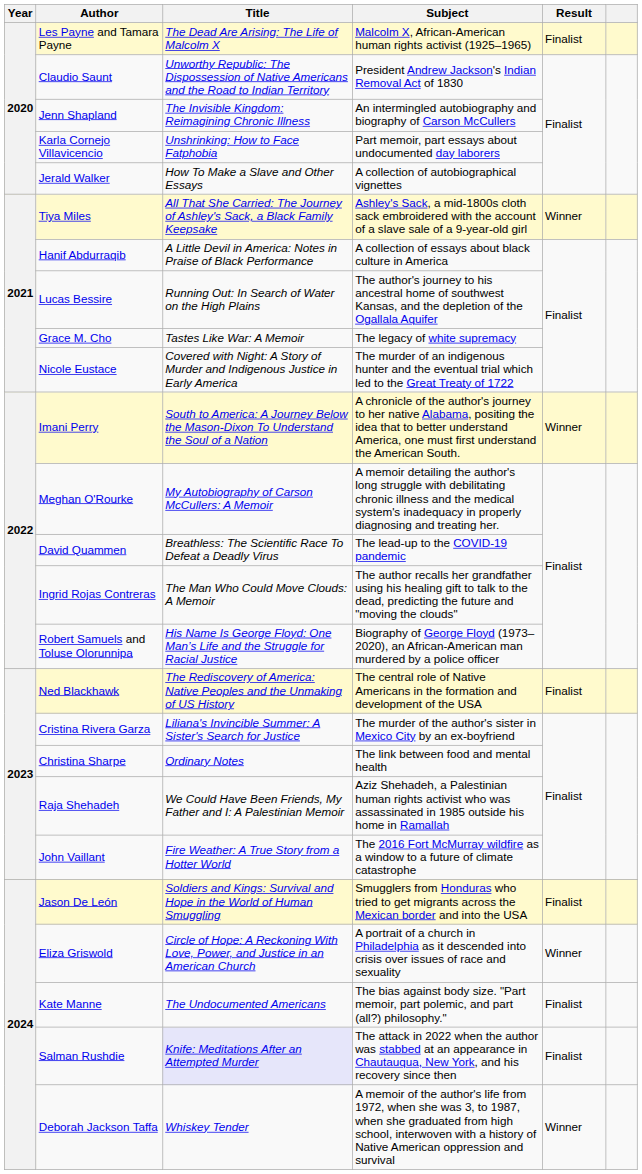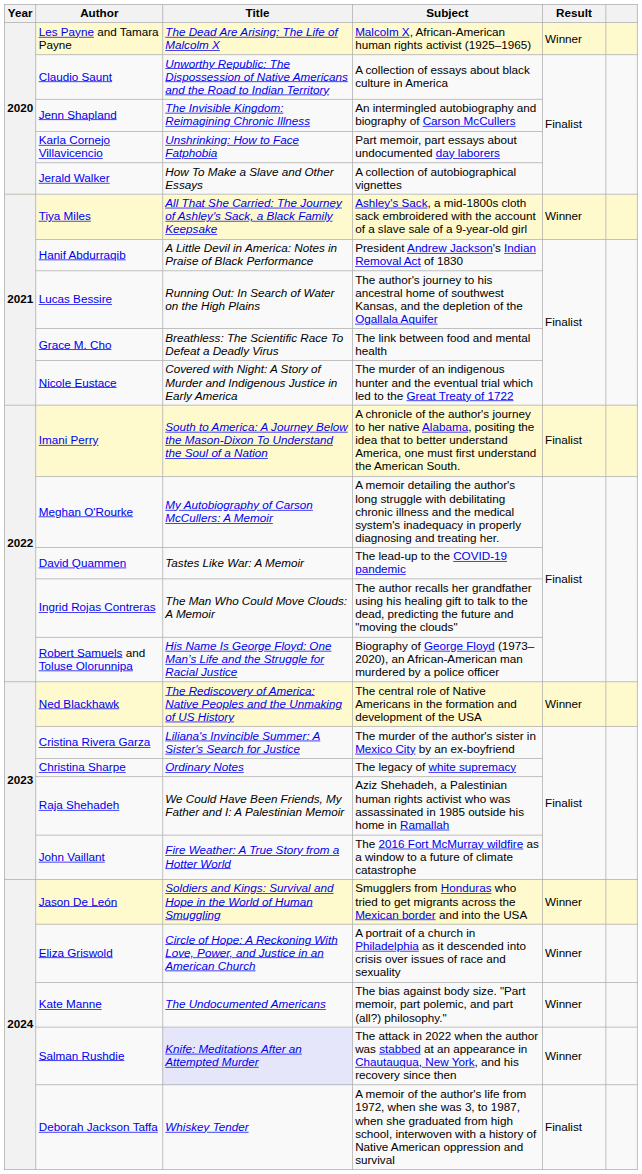(564, 38) Finalist -> (564, 38) Winner
(446, 77) President Andrew Jackson's Indian Removal Act of 1830 -> (442, 77) A collection of essays about black culture in America
(442, 255) A collection of essays about black culture in America -> (446, 255) President Andrew Jackson's Indian Removal Act of 1830
(235, 338) Tastes Like War: A Memoir -> (254, 344) Breathless: The Scientific Race To Defeat a Deadly Virus
(436, 338) The legacy of white supremacy -> (443, 344) The link between food and mental health
(564, 427) Winner -> (564, 440) Finalist
(254, 550) Breathless: The Scientific Race To Defeat a Deadly Virus -> (235, 563) Tastes Like War: A Memoir
(564, 691) Finalist -> (564, 704) Winner
(443, 761) The link between food and mental health -> (436, 767) The legacy of white supremacy
(564, 902) Finalist -> (564, 902) Winner
(564, 1004) Finalist -> (564, 1004) Winner
(564, 1056) Finalist -> (564, 1056) Winner
(564, 1127) Winner -> (564, 1127) Finalist
